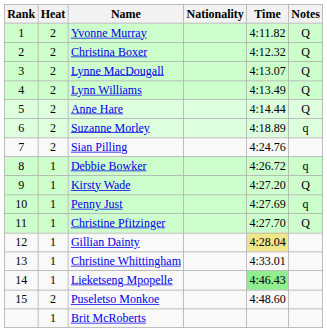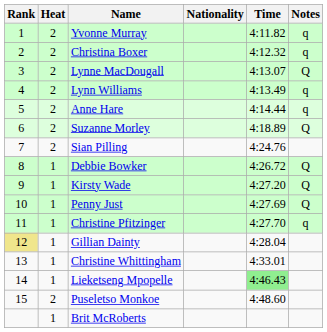(306, 33) Q -> (306, 33) q
(306, 52) Q -> (306, 52) q
(306, 90) Q -> (306, 90) q
(306, 109) Q -> (306, 109) q
(306, 128) q -> (306, 128) Q
(306, 166) q -> (306, 166) Q
(306, 204) q -> (306, 204) Q
(306, 223) Q -> (306, 223) q
(21, 242) no background -> (21, 242) khaki background
(268, 242) khaki background -> (268, 242) no background
